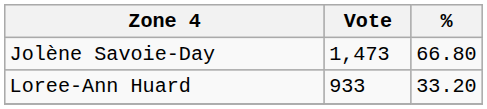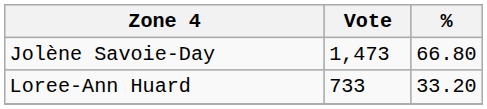(347, 87) 933 -> (347, 87) 733
